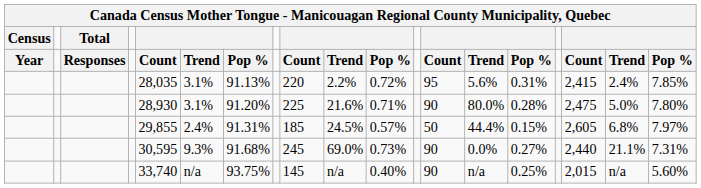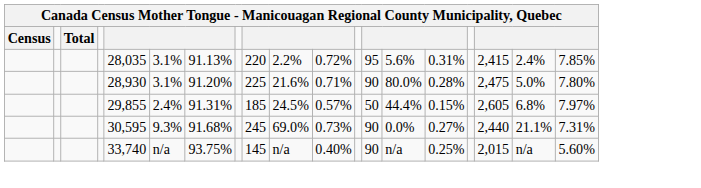- row: (29, 60)
